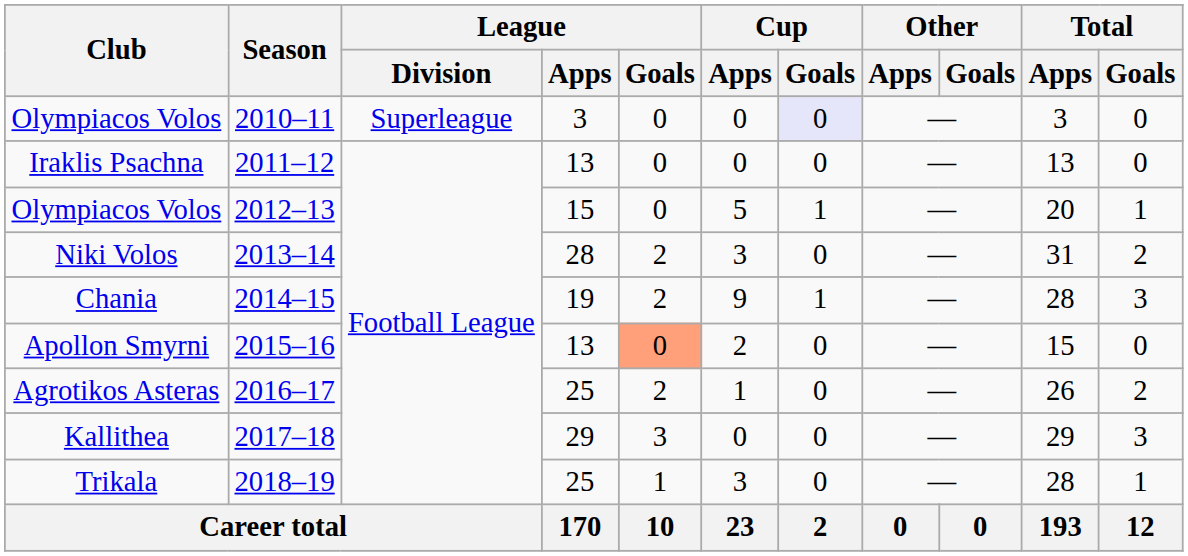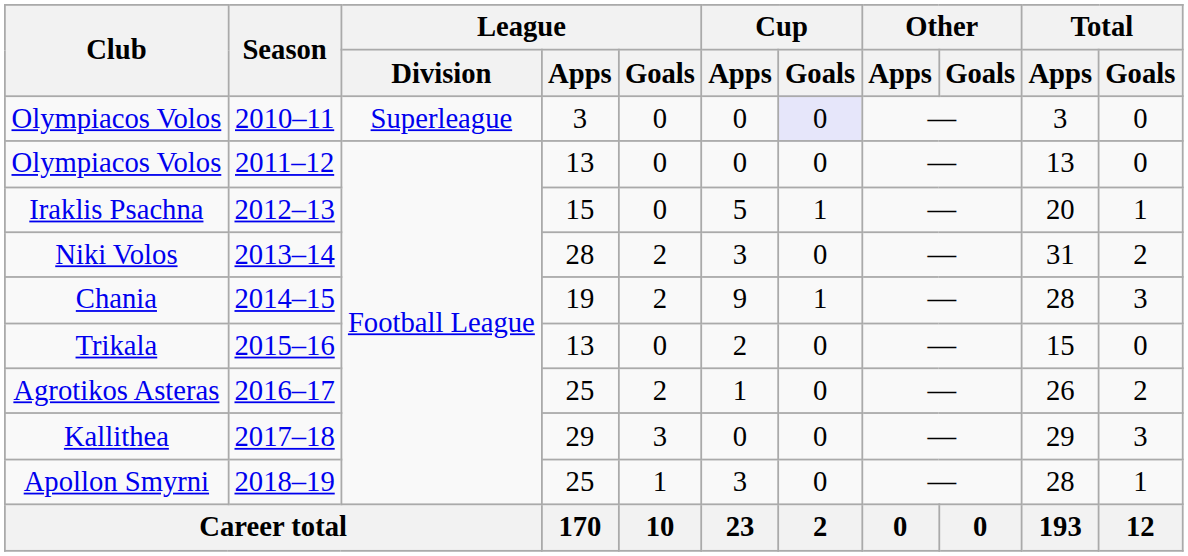(116, 163) Iraklis Psachna -> (116, 163) Olympiacos Volos
(116, 208) Olympiacos Volos -> (116, 208) Iraklis Psachna
(116, 345) Apollon Smyrni -> (116, 345) Trikala
(660, 345) lightsalmon background -> (660, 345) no background
(116, 481) Trikala -> (116, 481) Apollon Smyrni
